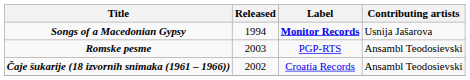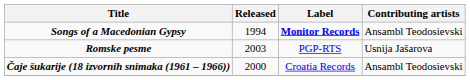(398, 31) Usnija Jašarova -> (413, 31) Ansambl Teodosievski
(413, 49) Ansambl Teodosievski -> (398, 49) Usnija Jašarova
(255, 66) 2002 -> (255, 66) 2000
